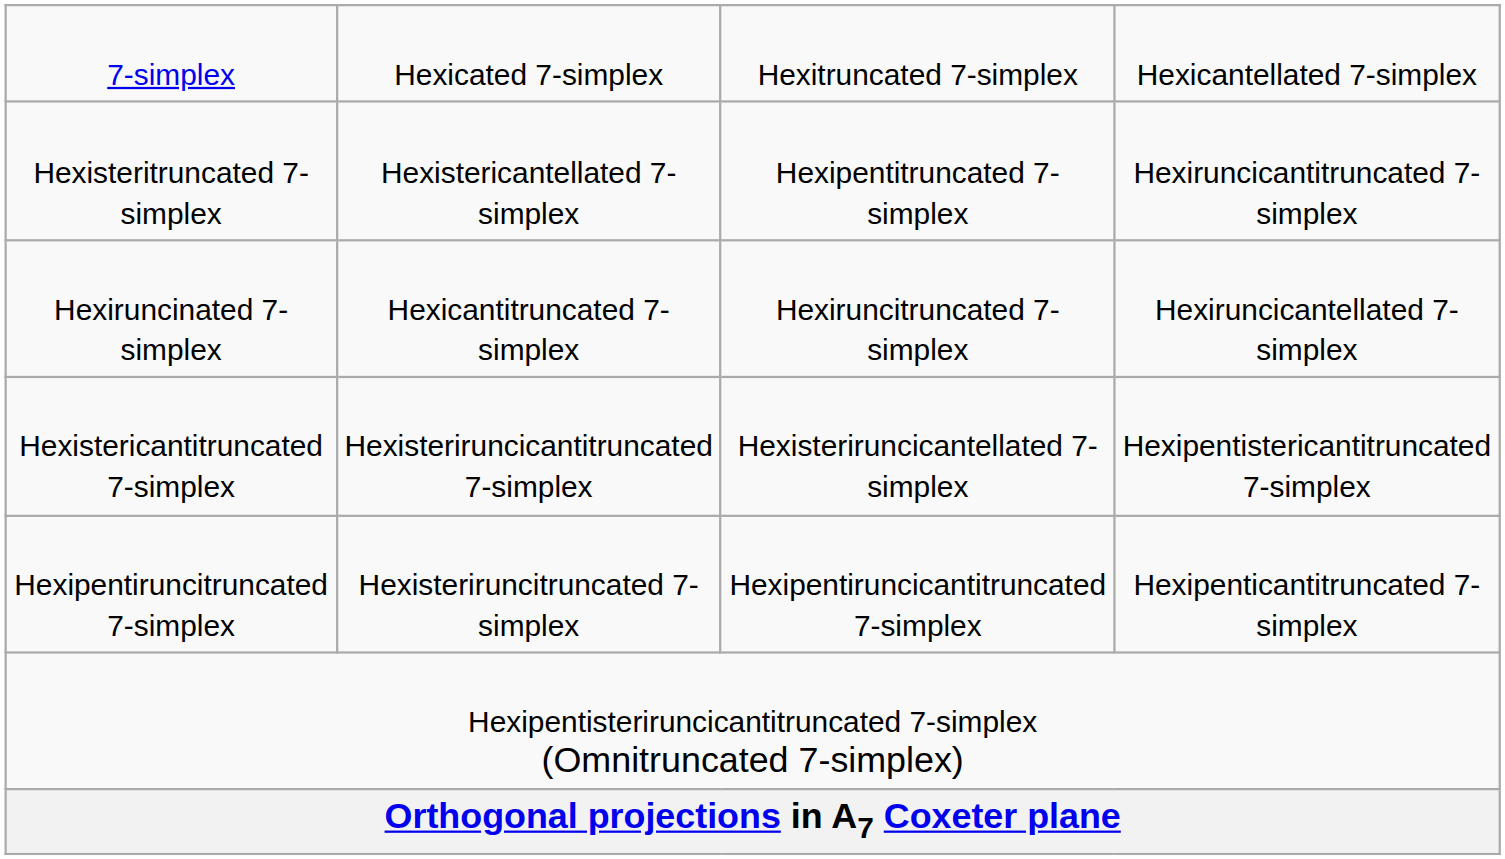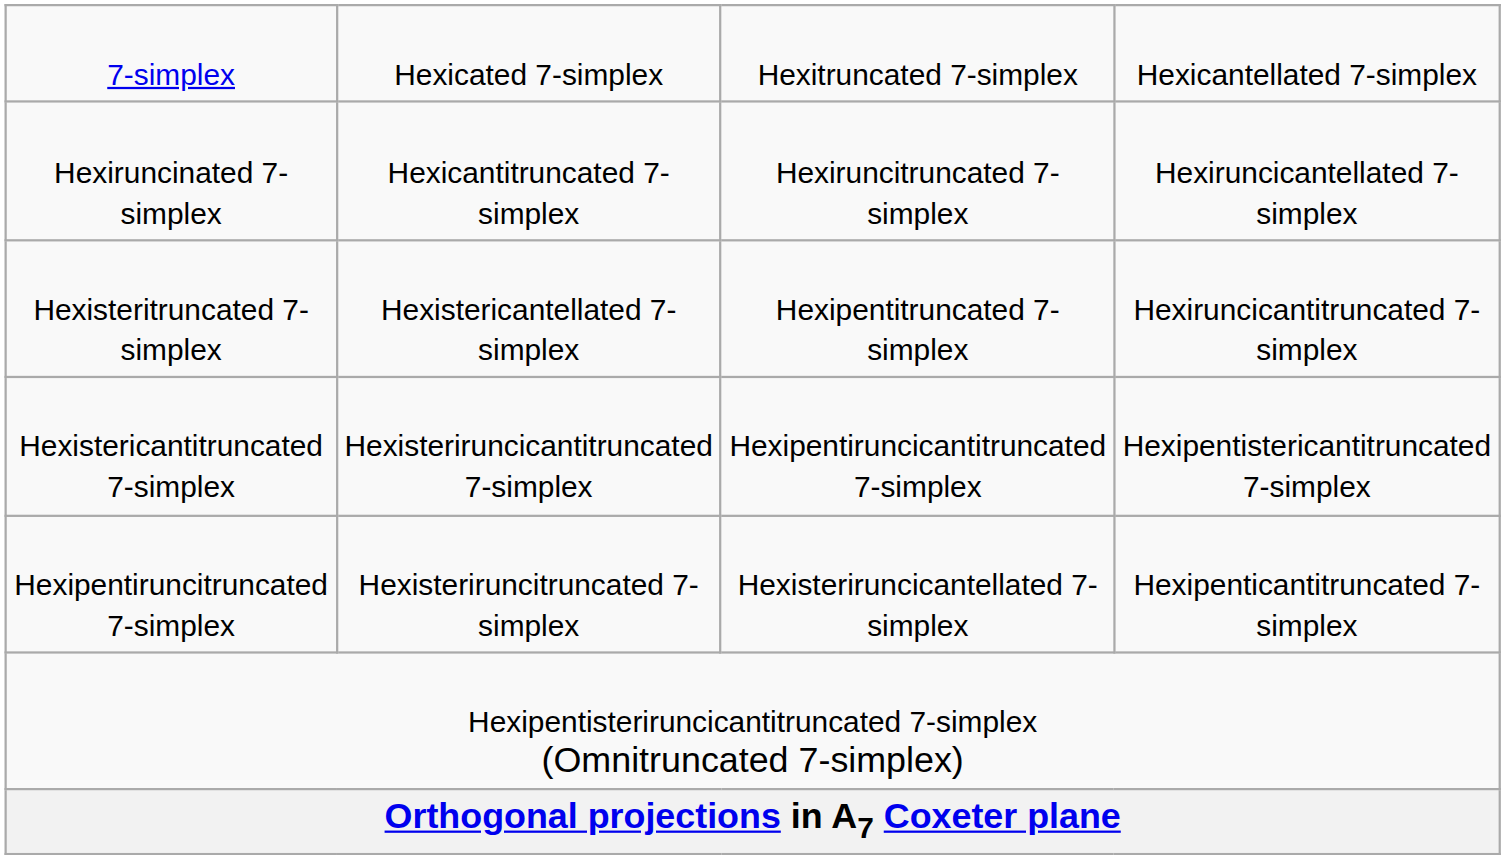rows swapped: (171, 330) <-> (171, 192)
(918, 467) Hexisteriruncicantellated 7-simplex -> (918, 467) Hexipentiruncicantitruncated 7-simplex
(918, 605) Hexipentiruncicantitruncated 7-simplex -> (918, 605) Hexisteriruncicantellated 7-simplex
